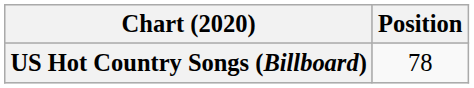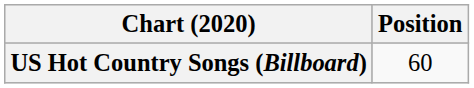(420, 62) 78 -> (420, 62) 60
